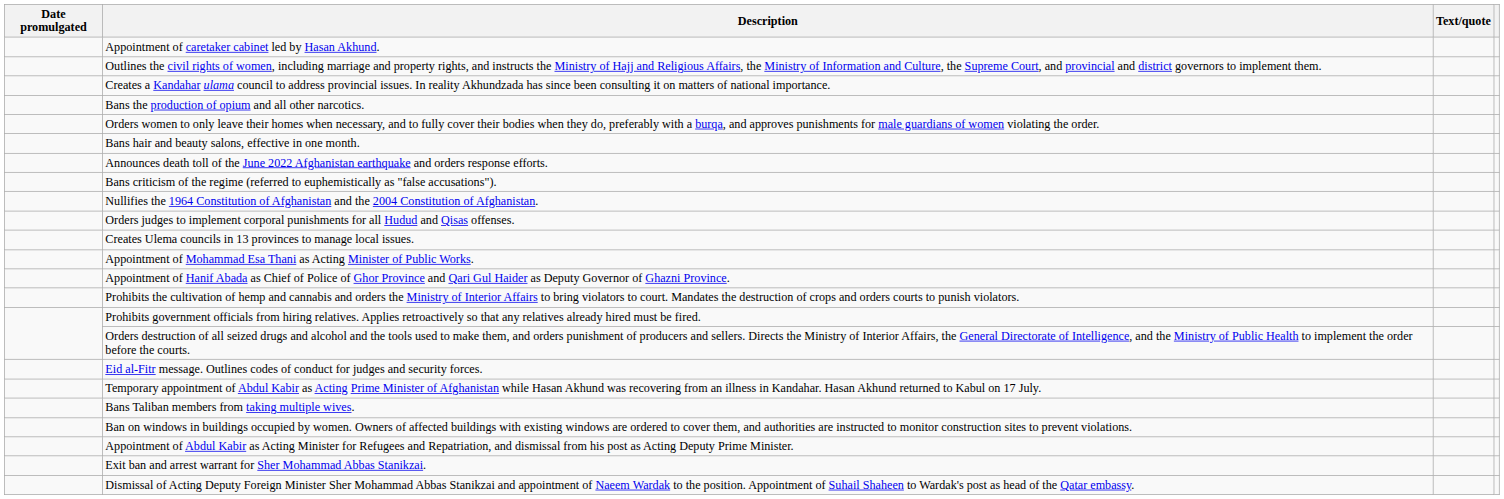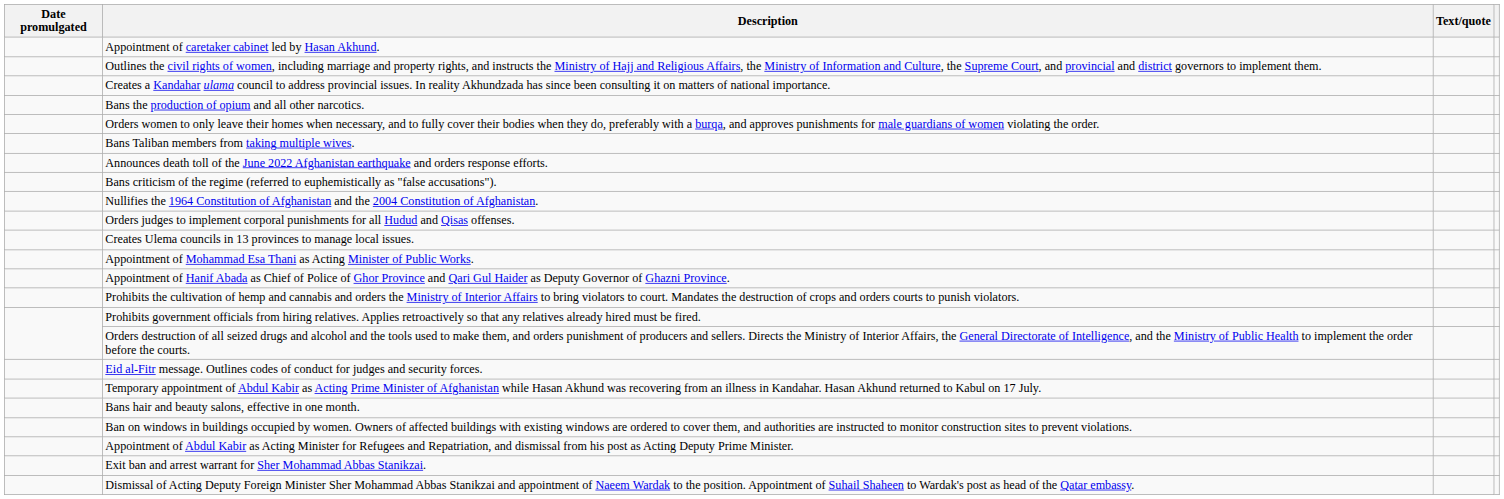rows swapped: (230, 407) <-> (233, 143)
